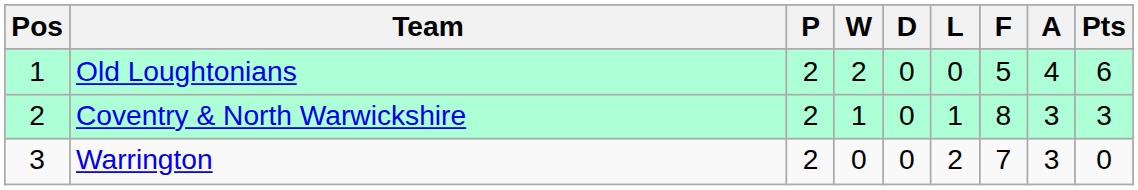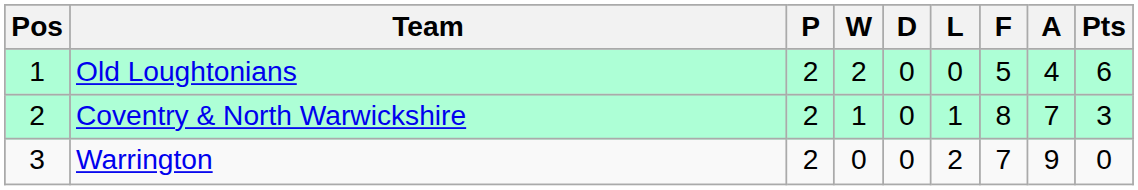(1051, 116) 3 -> (1051, 116) 7
(1051, 160) 3 -> (1051, 160) 9
